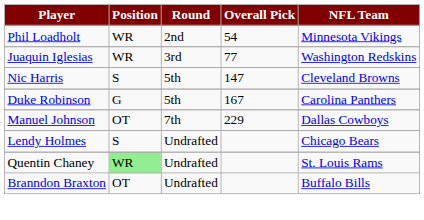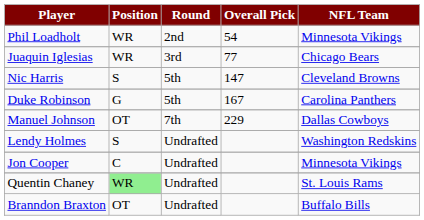(359, 57) Washington Redskins -> (340, 57) Chicago Bears
(340, 141) Chicago Bears -> (359, 141) Washington Redskins
+ row: (38, 162)
